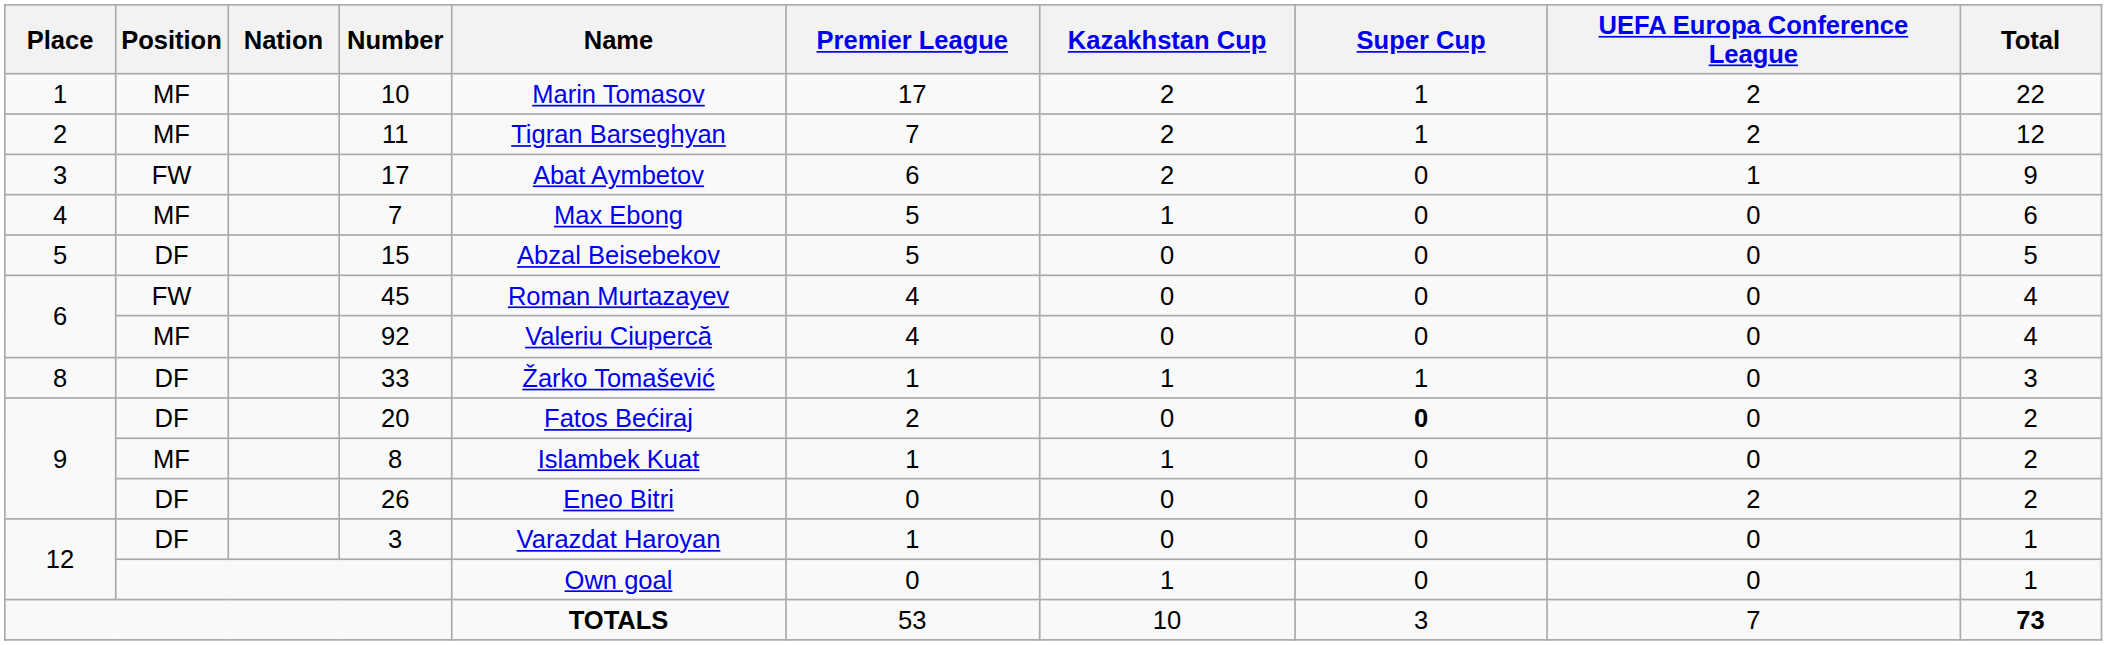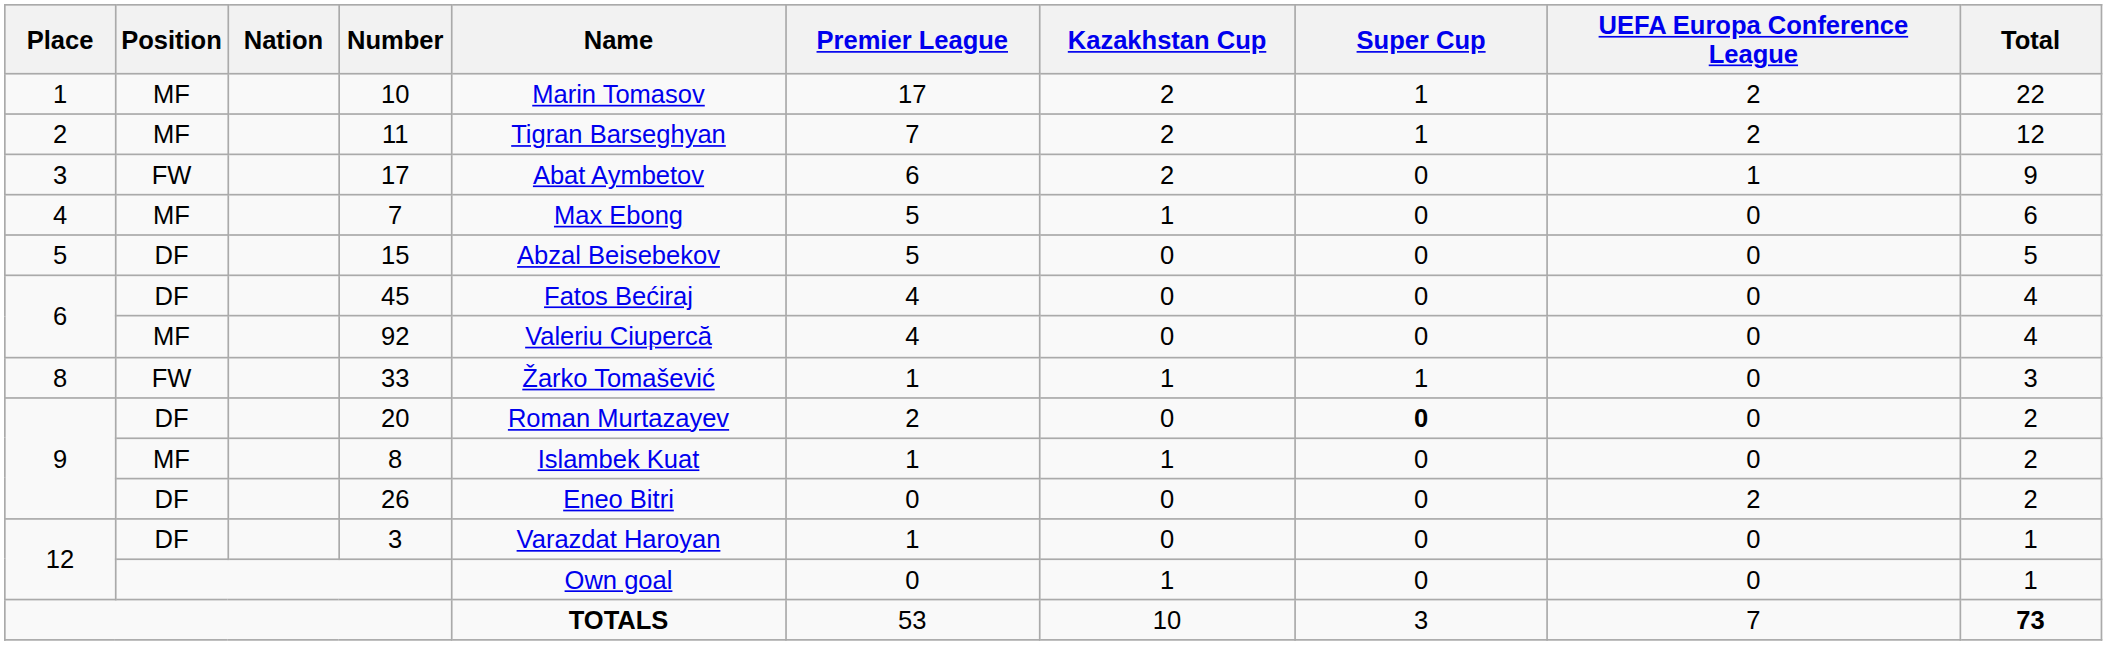(171, 296) FW -> (171, 296) DF
(619, 296) Roman Murtazayev -> (618, 296) Fatos Bećiraj
(171, 377) DF -> (171, 377) FW
(618, 418) Fatos Bećiraj -> (619, 418) Roman Murtazayev
